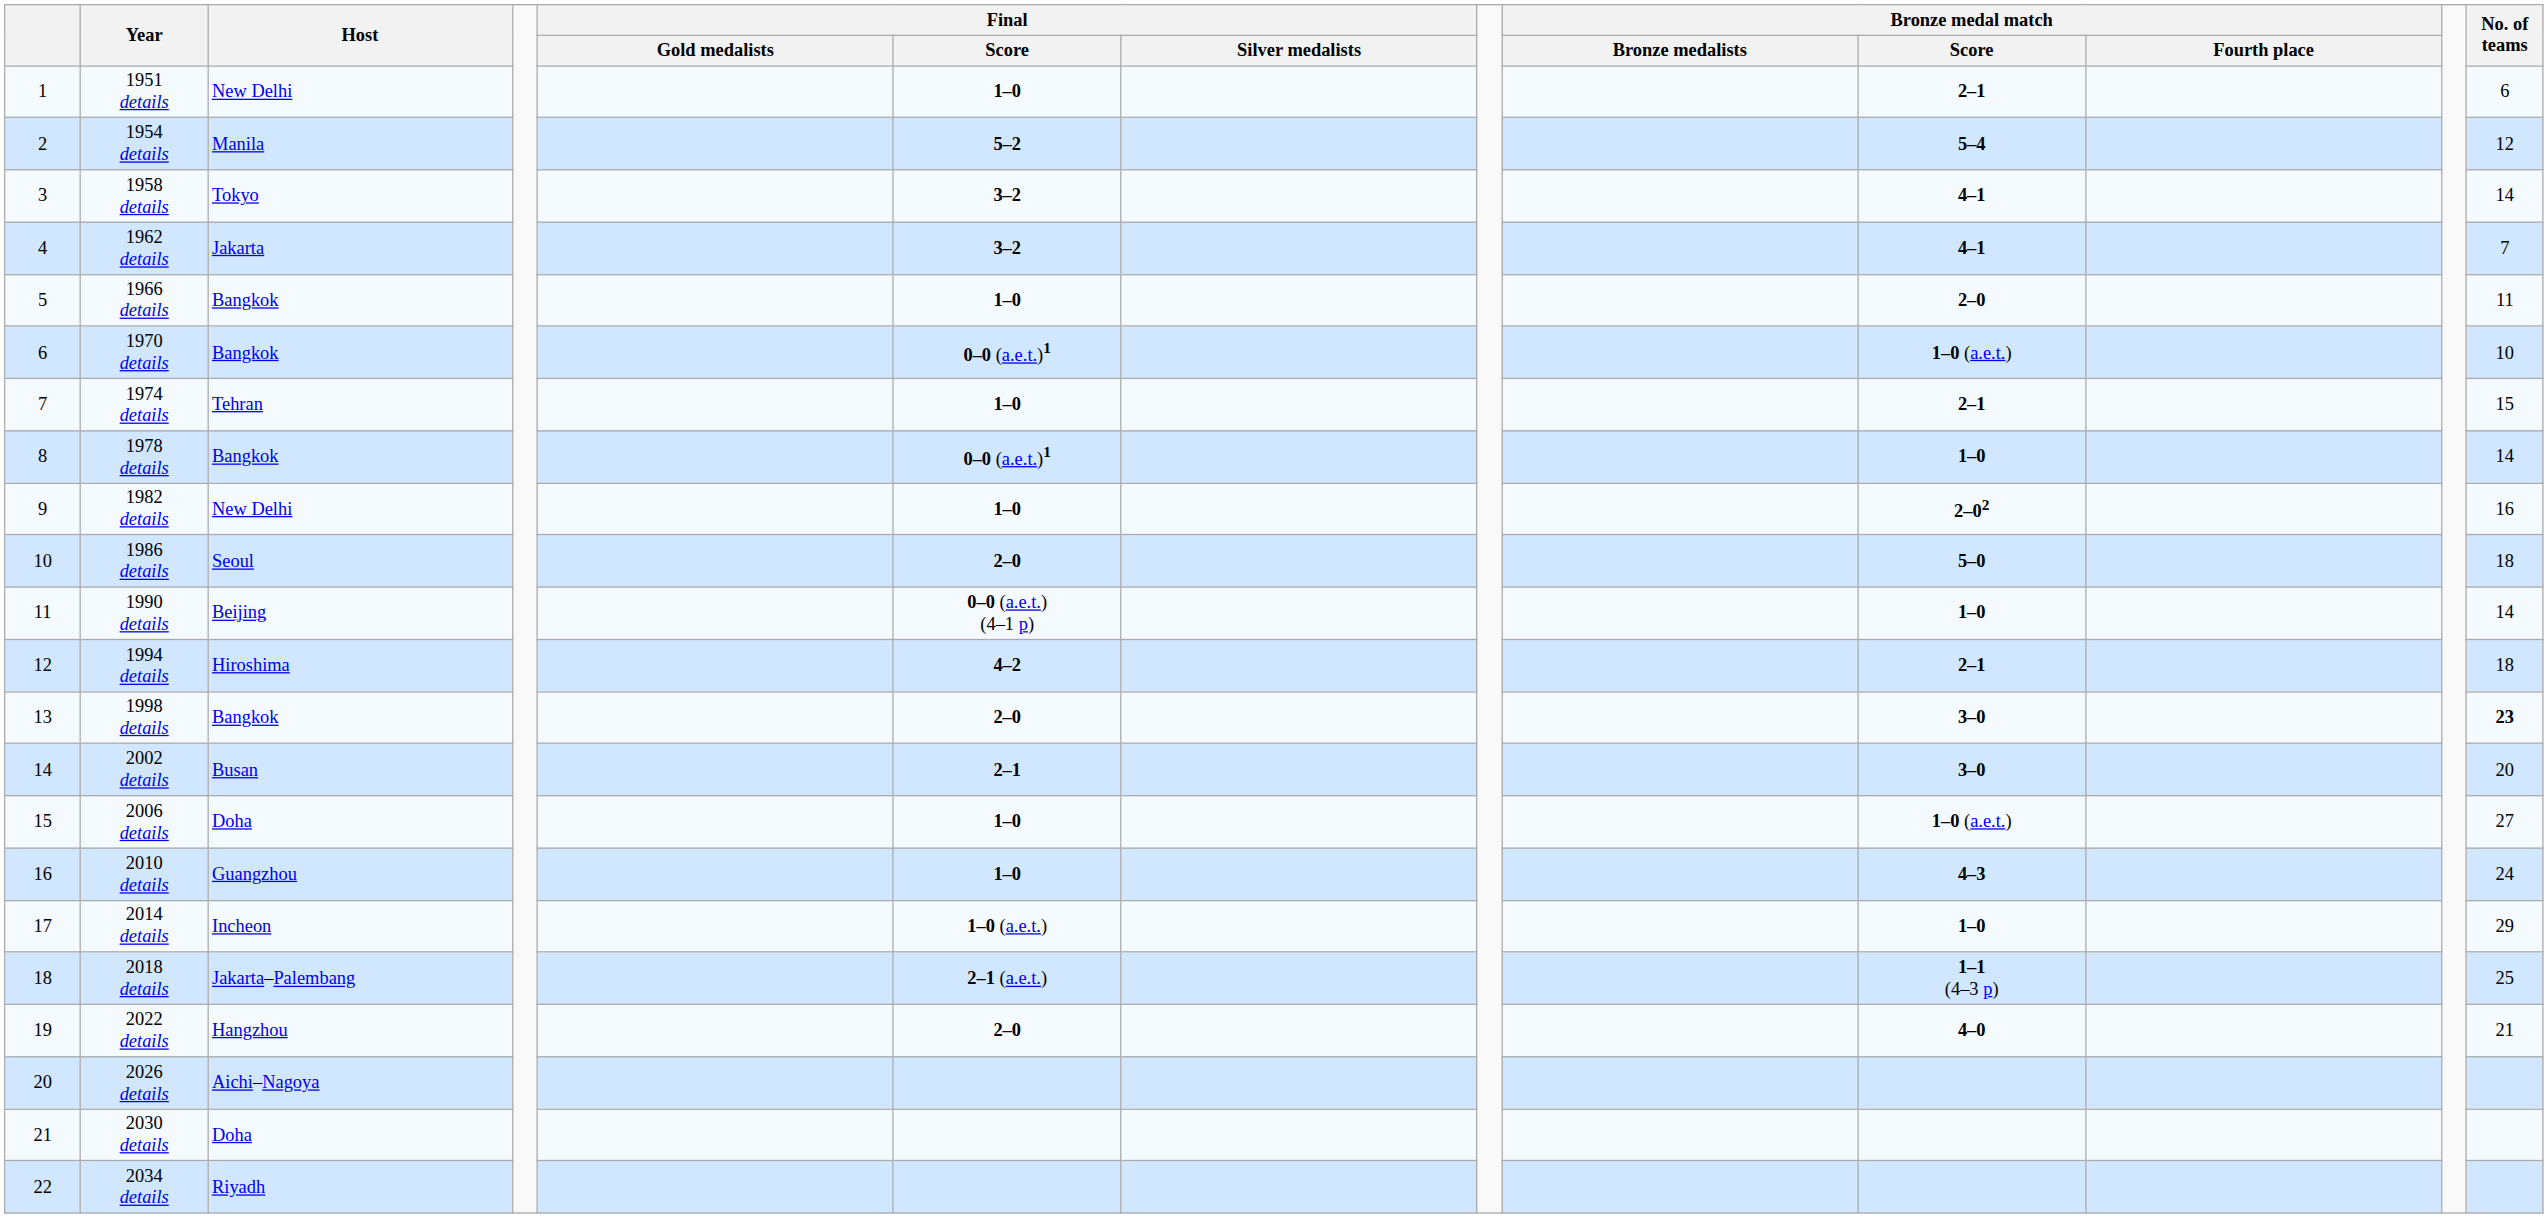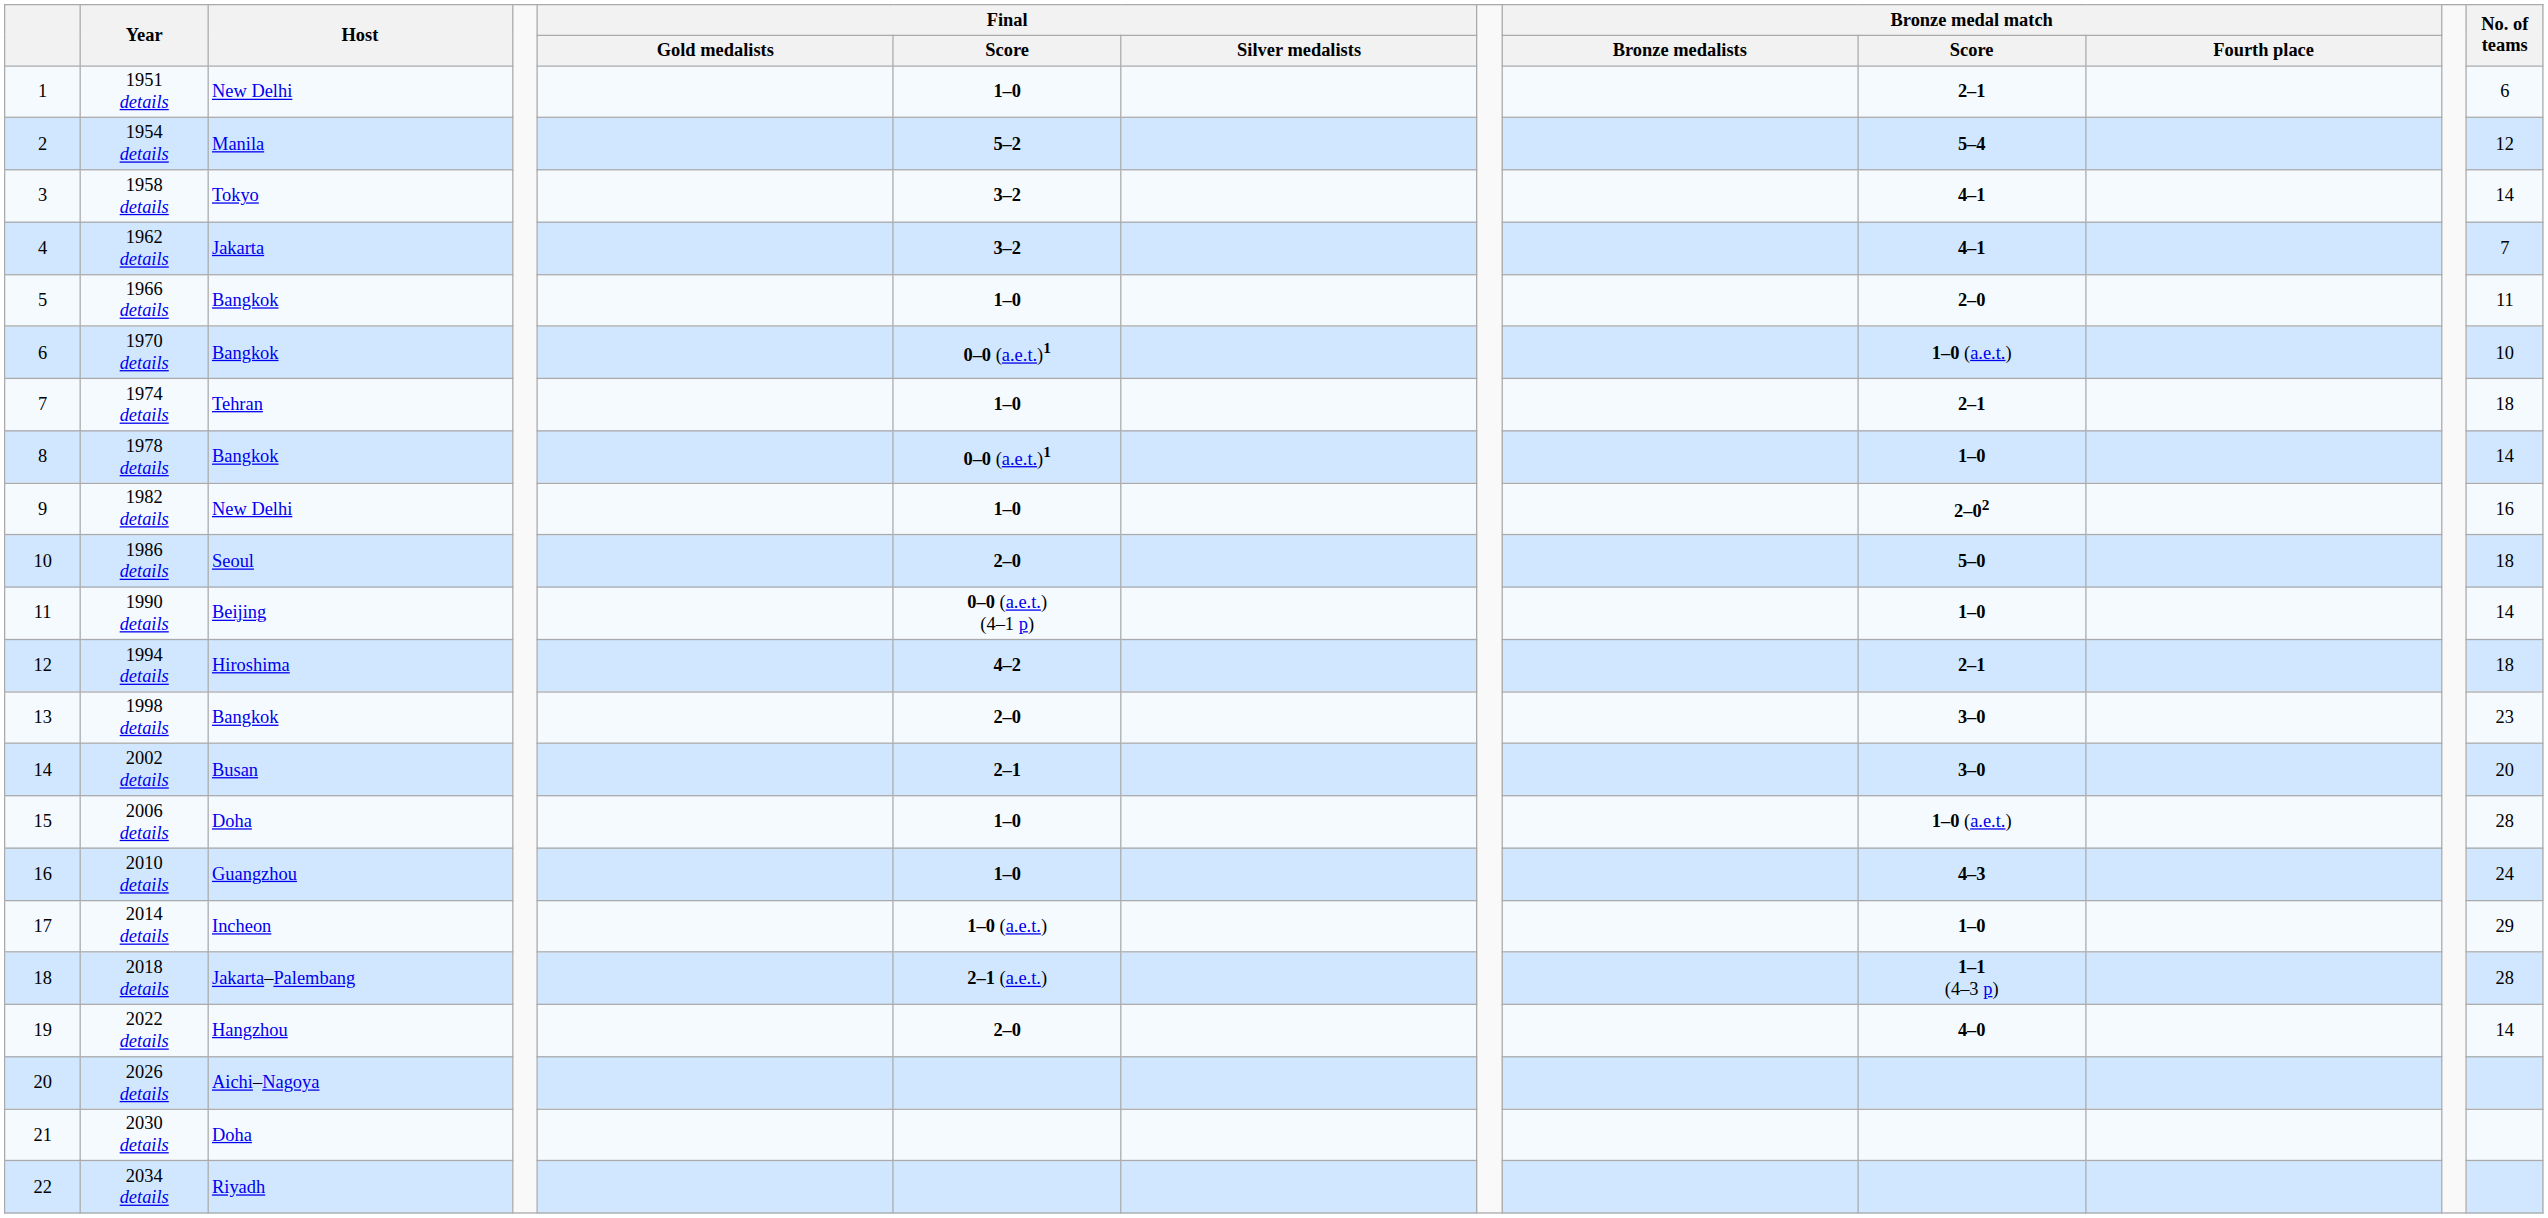(2505, 404) 15 -> (2505, 404) 18
(2505, 717) bold -> (2505, 717) normal
(2505, 822) 27 -> (2505, 822) 28
(2505, 978) 25 -> (2505, 978) 28
(2505, 1030) 21 -> (2505, 1030) 14
